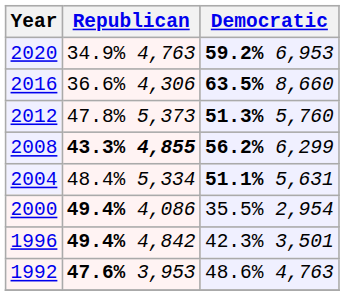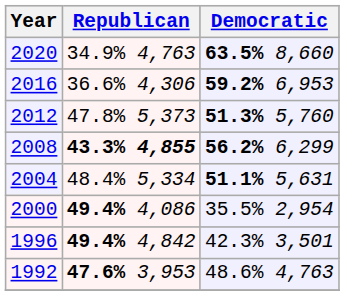(269, 54) 59.2% 6,953 -> (269, 54) 63.5% 8,660
(269, 85) 63.5% 8,660 -> (269, 85) 59.2% 6,953
